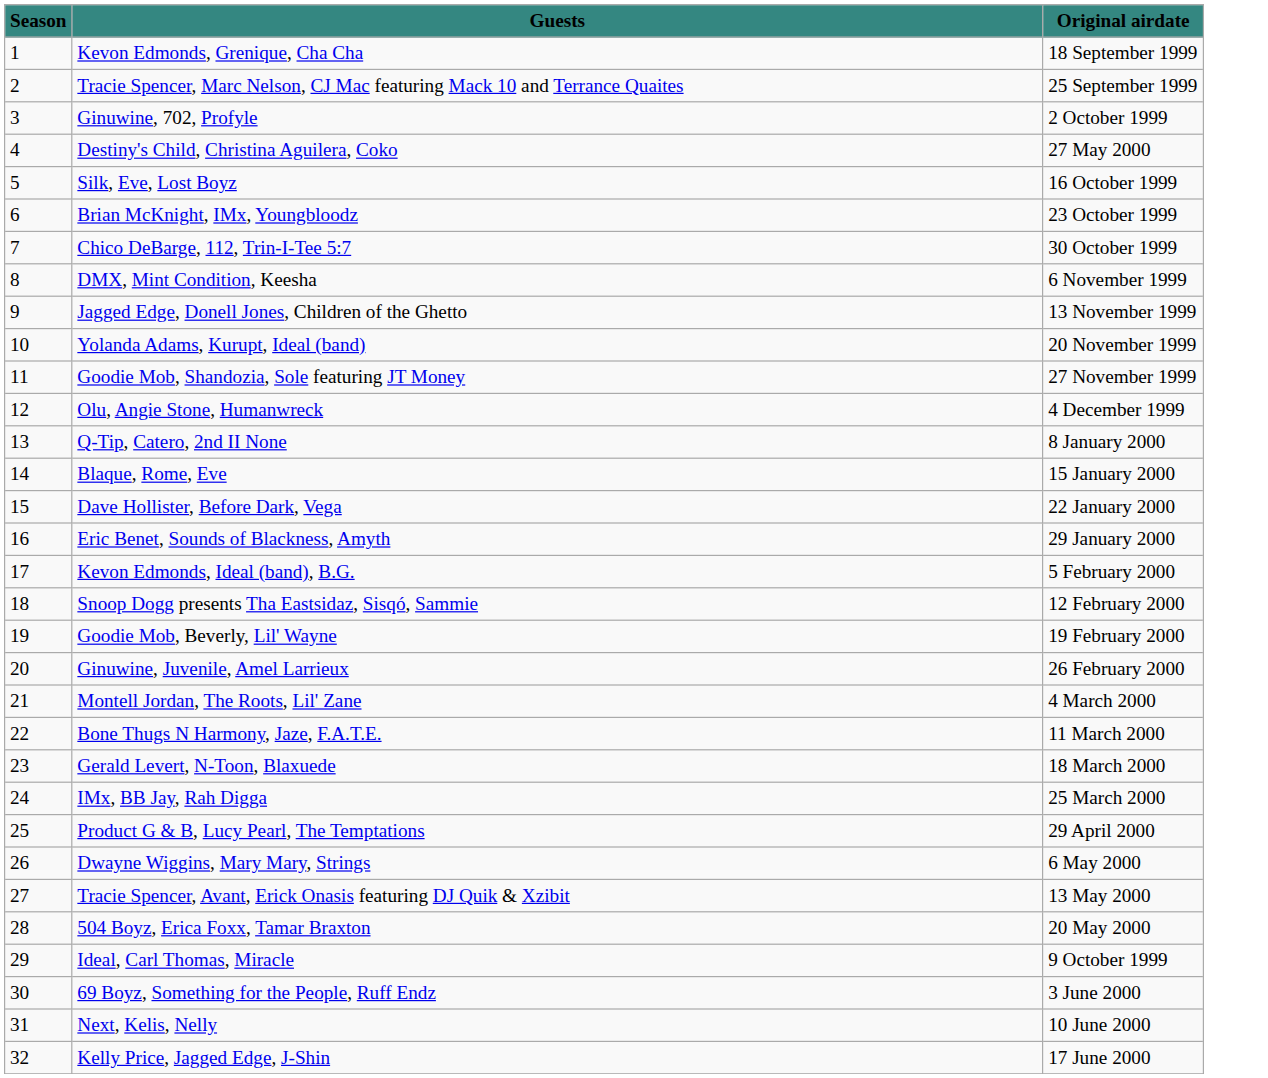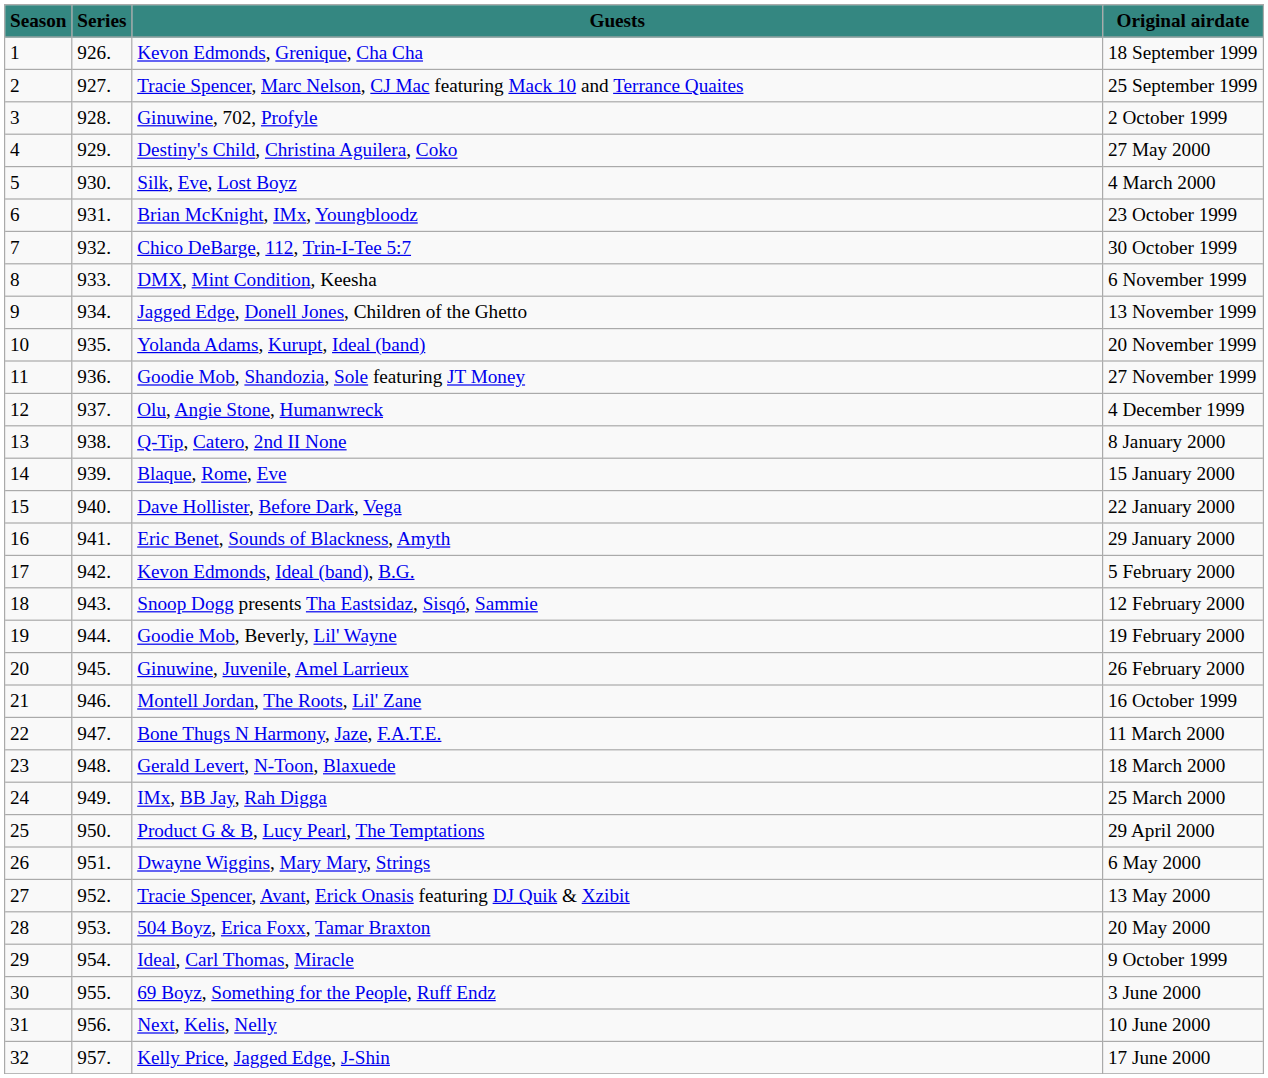+ column: (102, 20)
(1113, 182) 16 October 1999 -> (1162, 182) 4 March 2000
(1102, 701) 4 March 2000 -> (1173, 701) 16 October 1999
